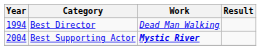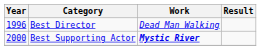(16, 25) 1994 -> (16, 25) 1996
(16, 38) 2004 -> (16, 38) 2000
